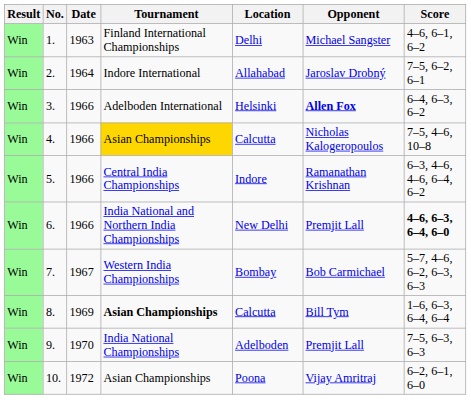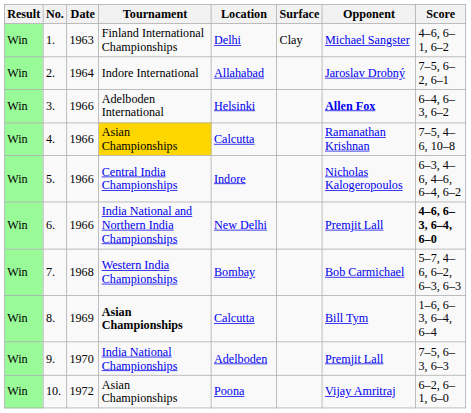+ column: (299, 14)
(344, 139) Nicholas Kalogeropoulos -> (355, 139) Ramanathan Krishnan
(336, 178) Ramanathan Krishnan -> (364, 178) Nicholas Kalogeropoulos
(82, 272) 1967 -> (82, 272) 1968
